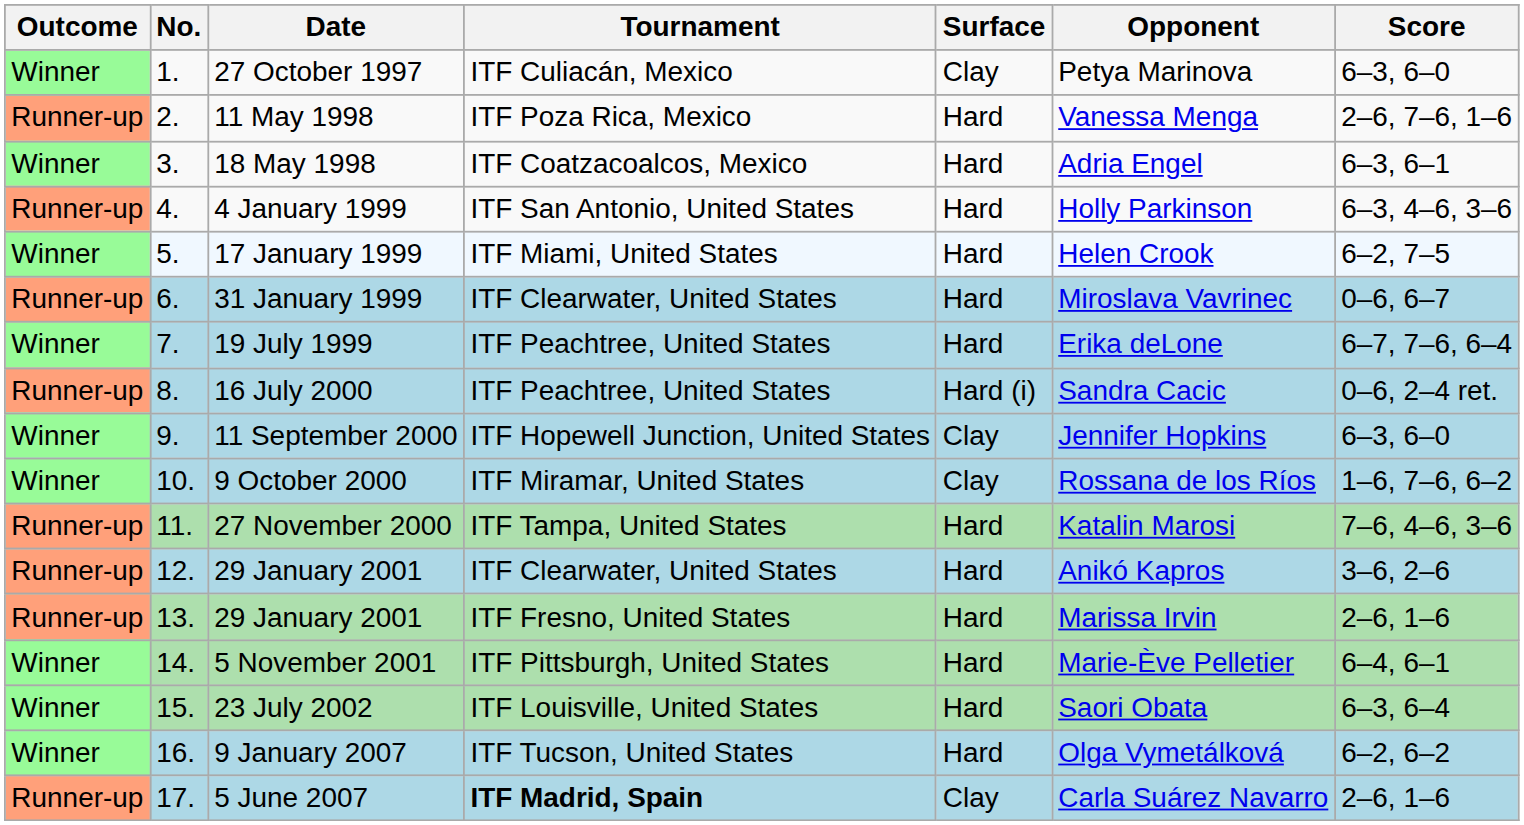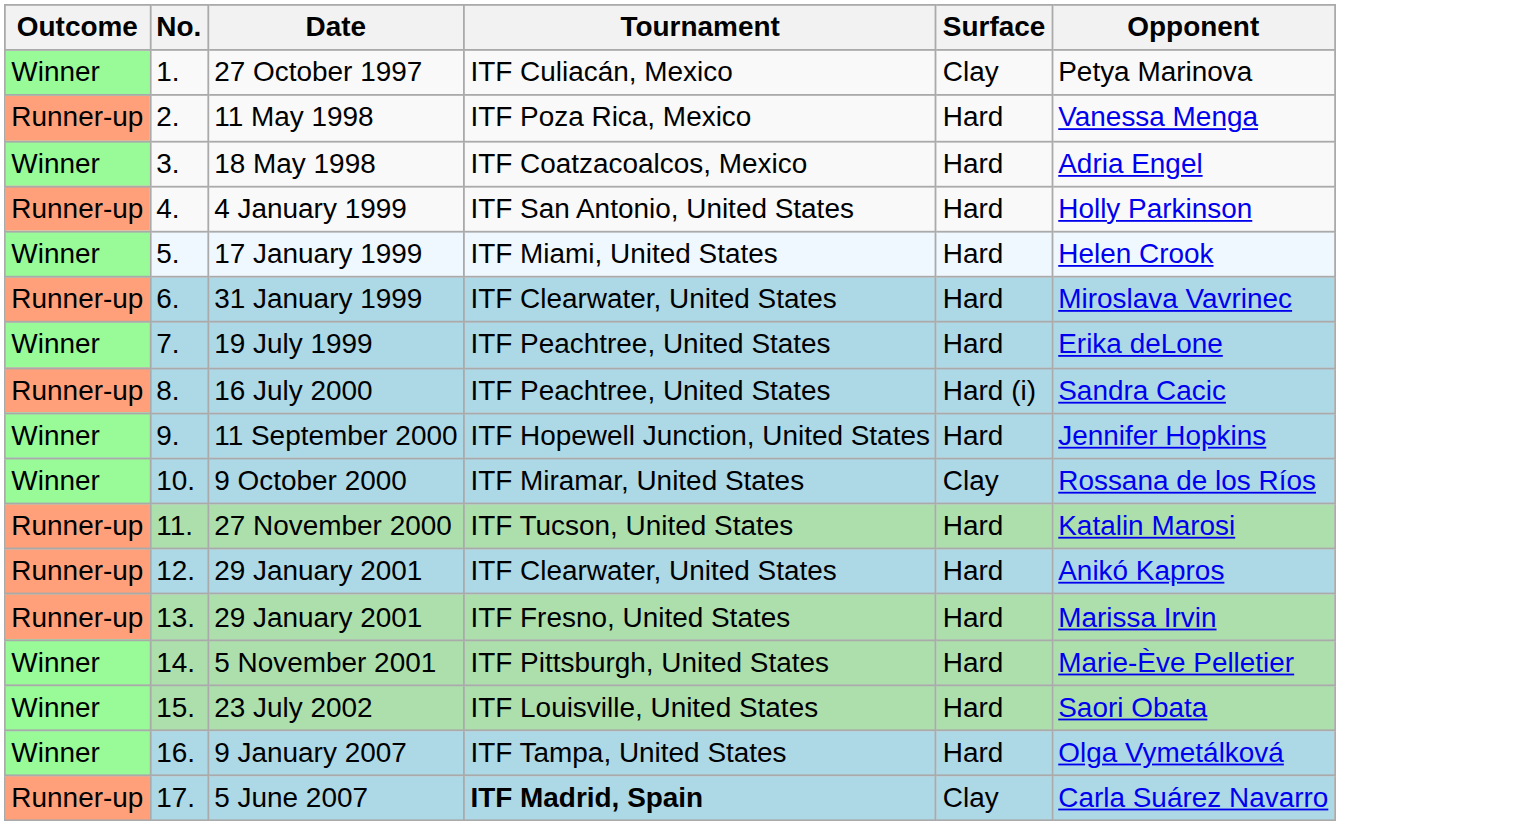- column: (1427, 26)
(971, 434) Clay -> (973, 434) Hard
(629, 525) ITF Tampa, United States -> (632, 525) ITF Tucson, United States
(632, 752) ITF Tucson, United States -> (629, 752) ITF Tampa, United States
